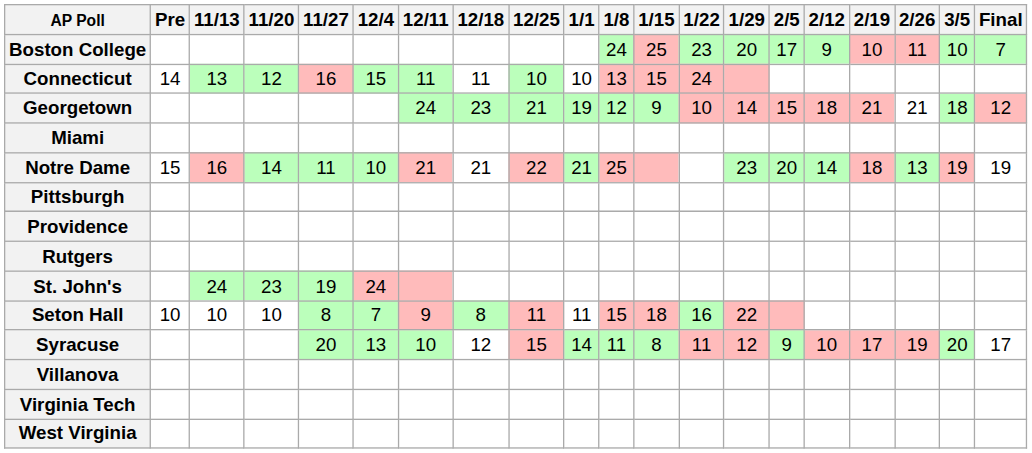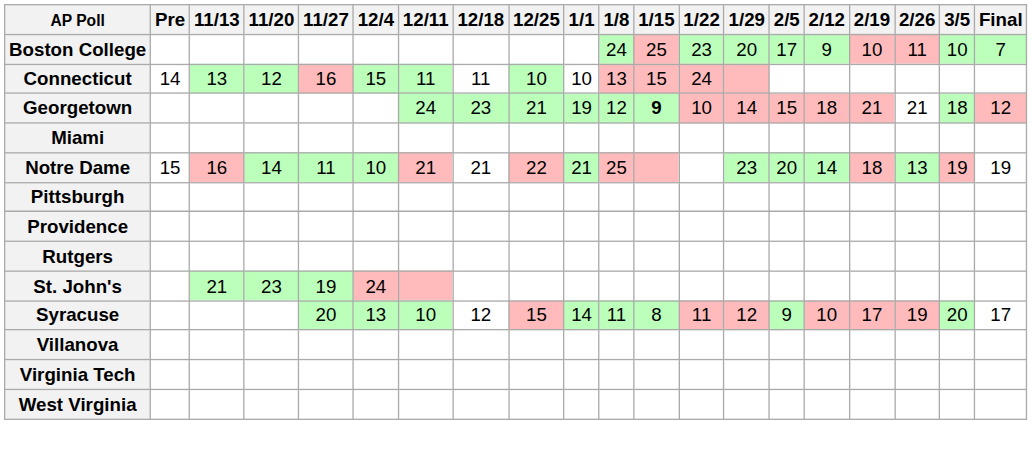(656, 109) normal -> (656, 109) bold
(217, 286) 24 -> (217, 286) 21
- row: (78, 316)
